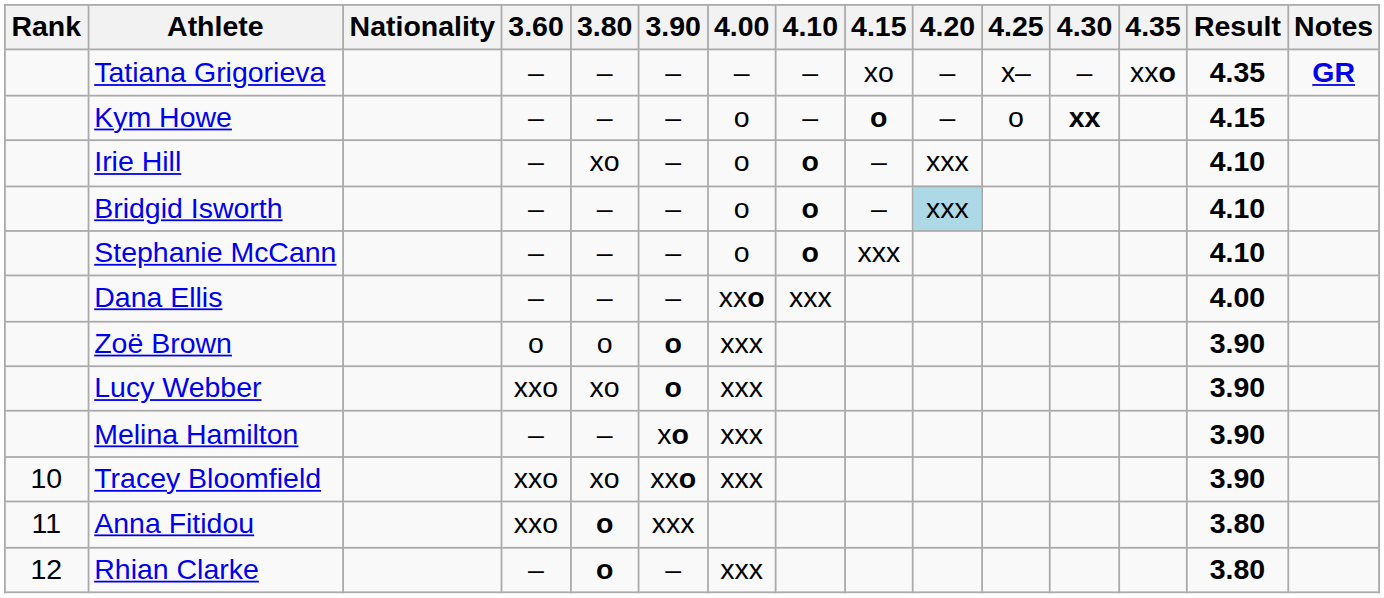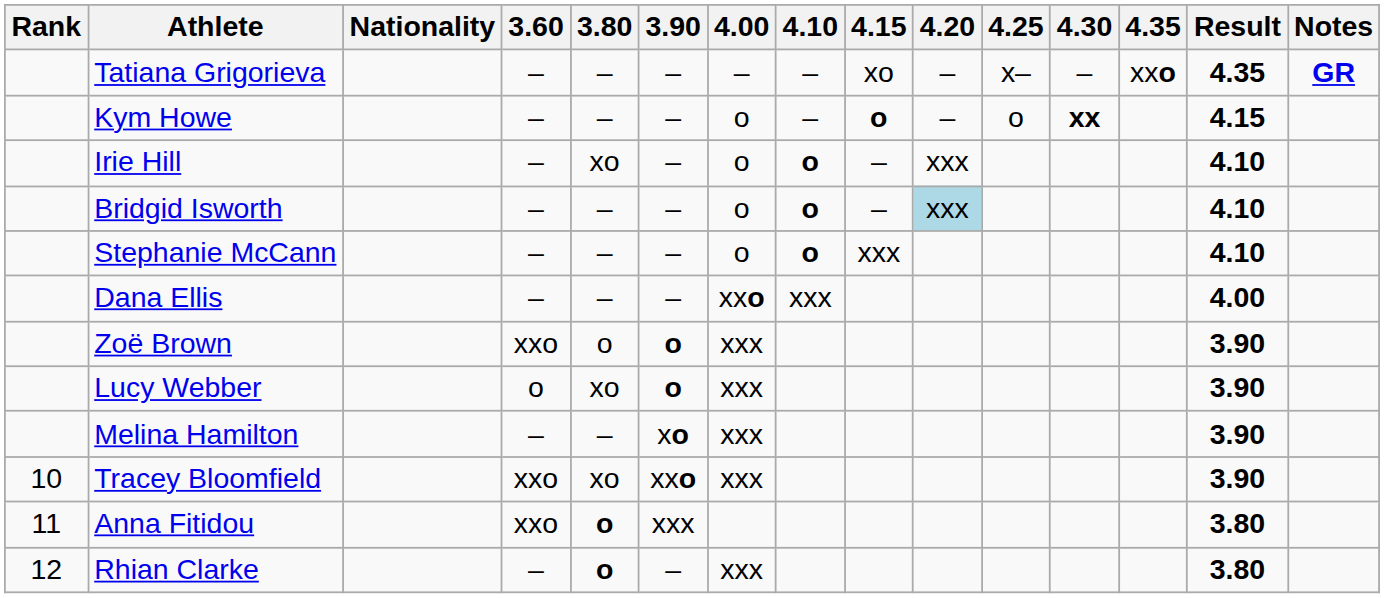(536, 343) o -> (536, 343) xxo
(536, 388) xxo -> (536, 388) o
